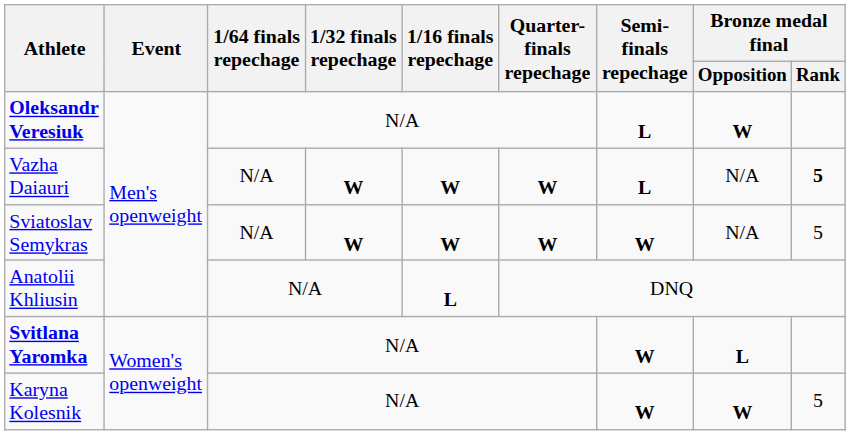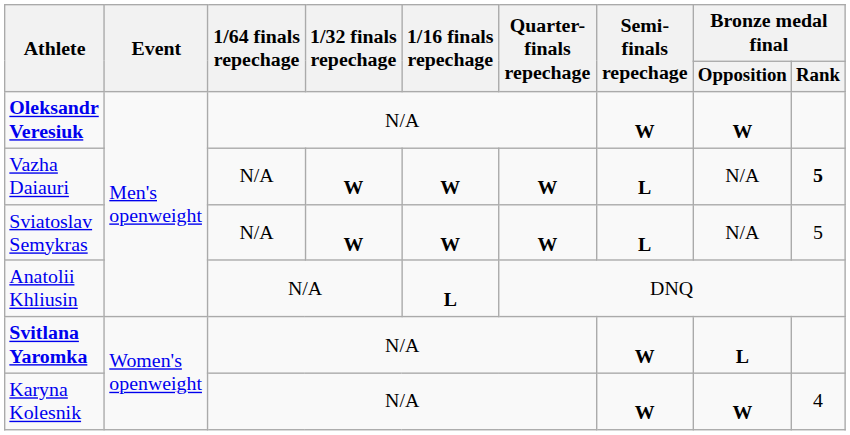(645, 131) L -> (645, 131) W
(645, 244) W -> (645, 244) L
(818, 401) 5 -> (818, 401) 4
